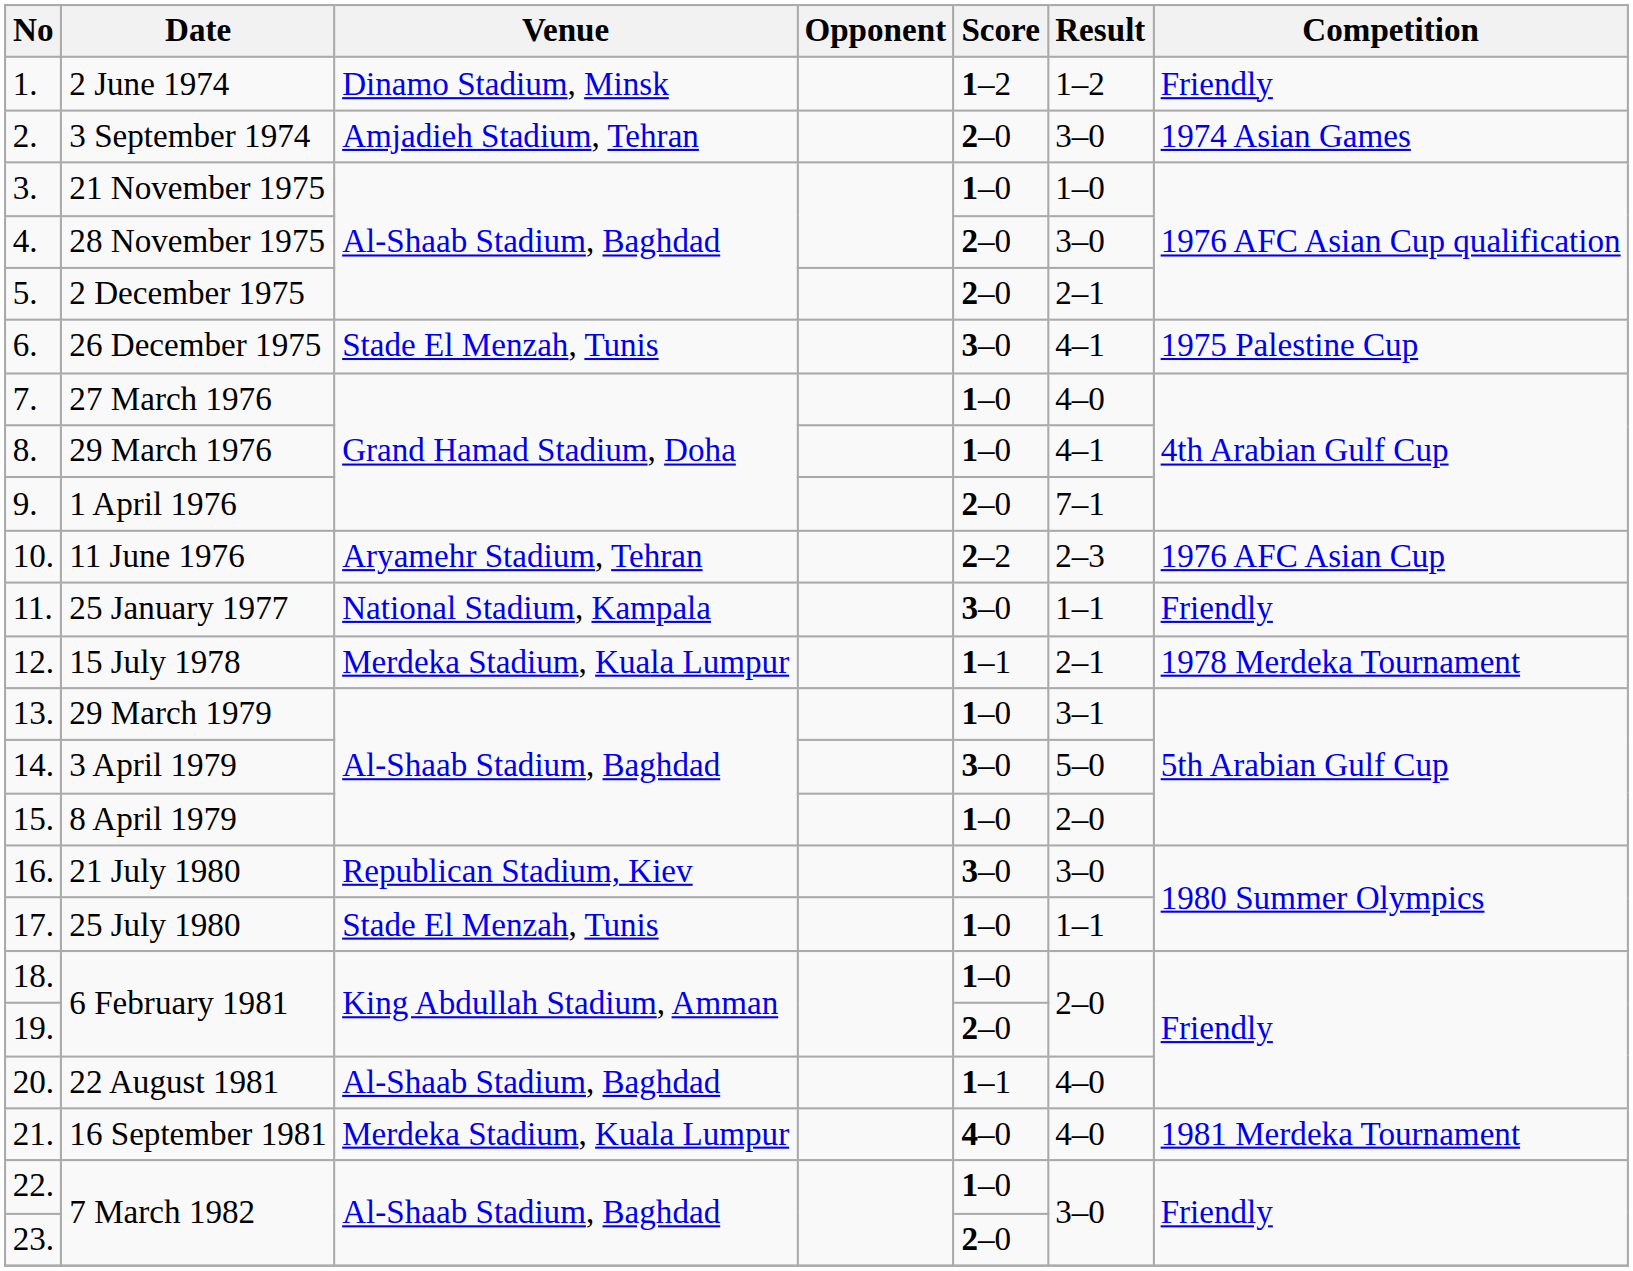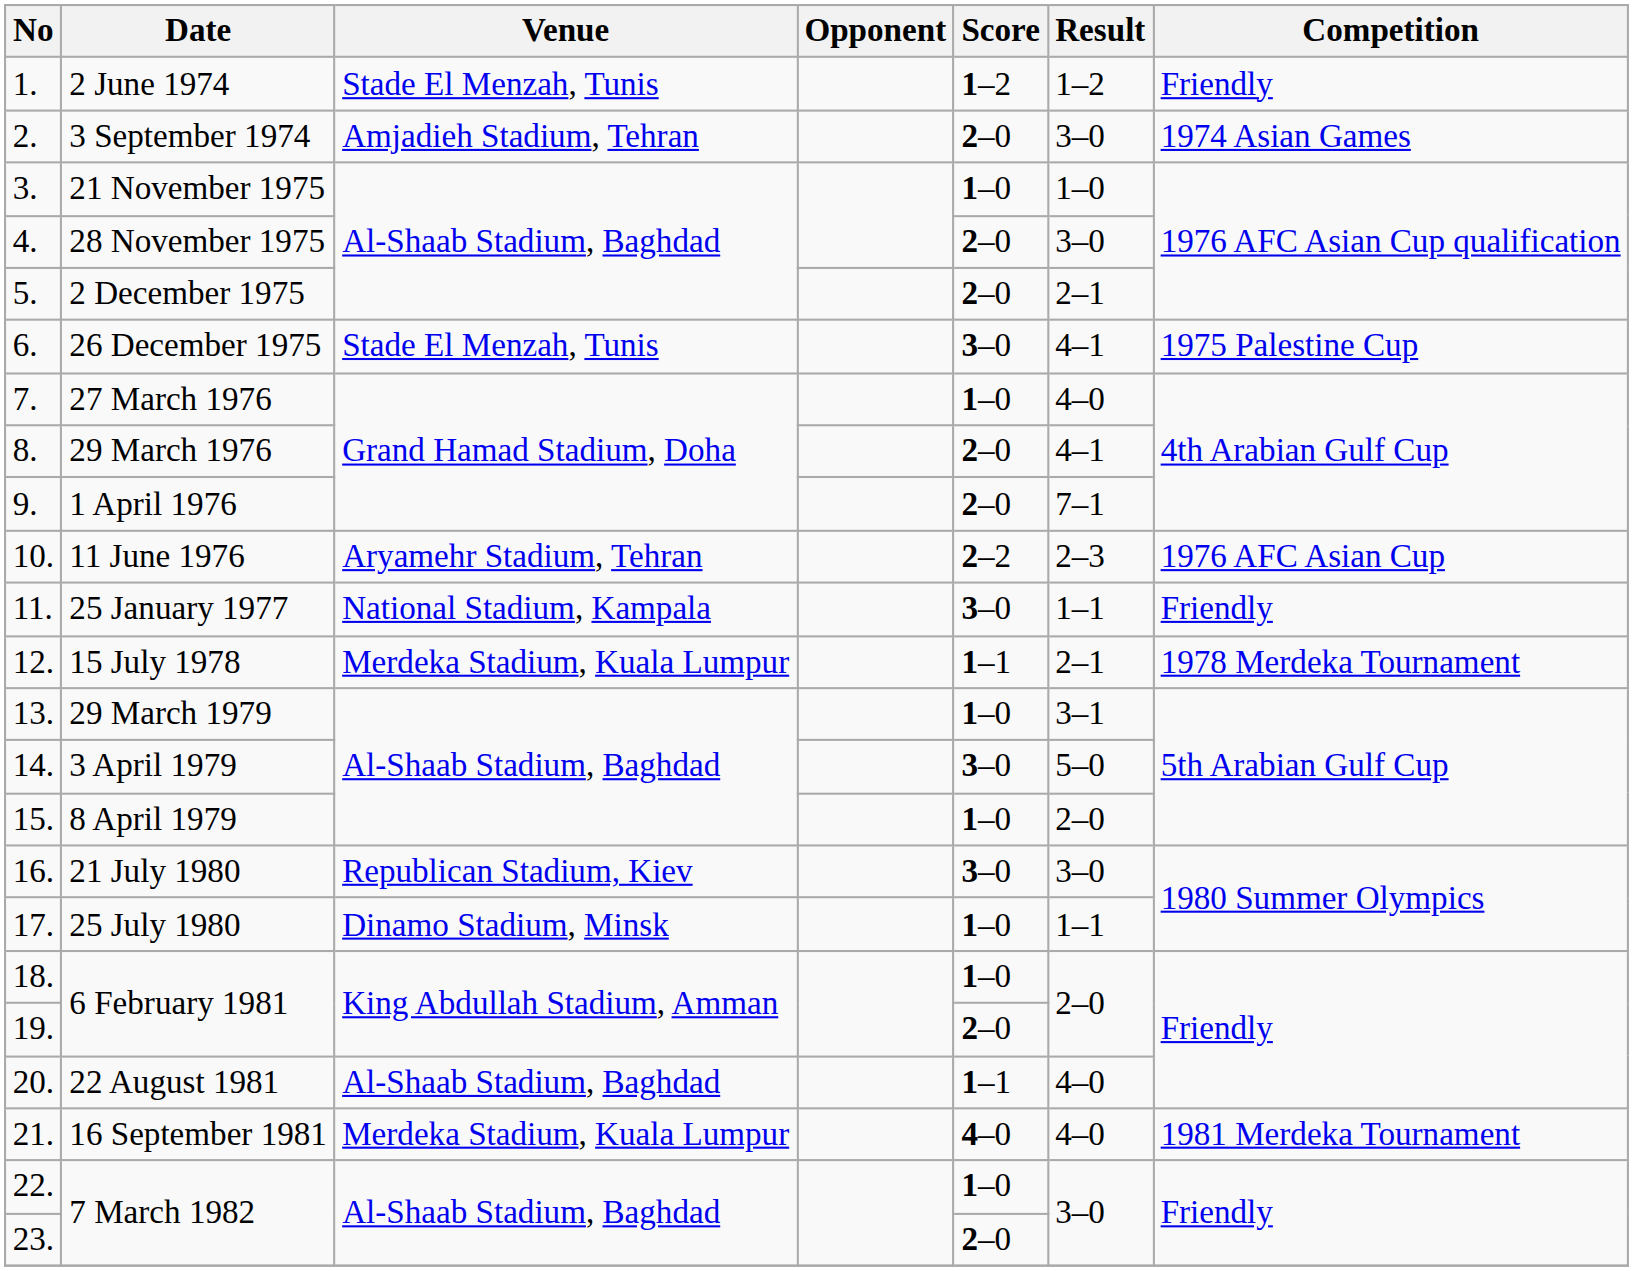(505, 83) Dinamo Stadium, Minsk -> (500, 83) Stade El Menzah, Tunis
(986, 450) 1–0 -> (986, 450) 2–0
(500, 923) Stade El Menzah, Tunis -> (505, 923) Dinamo Stadium, Minsk
